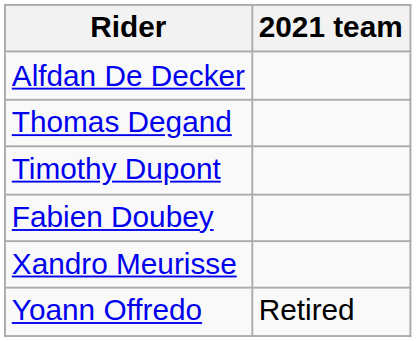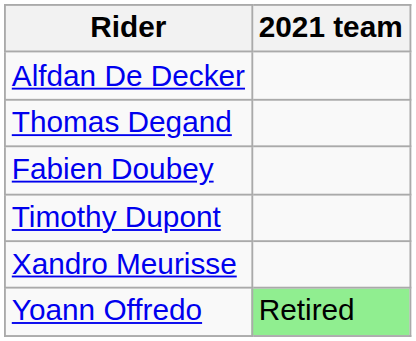rows swapped: (113, 216) <-> (116, 169)
(307, 311) no background -> (307, 311) lightgreen background
